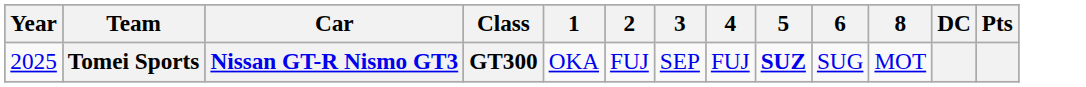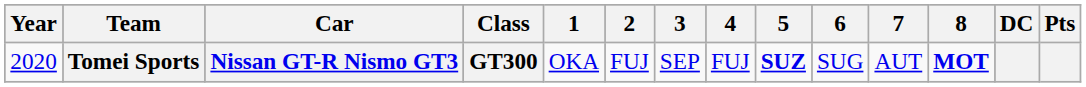+ column: (898, 23)
(34, 61) 2025 -> (34, 61) 2020
(900, 61) normal -> (961, 61) bold
